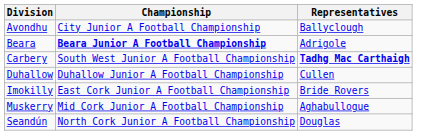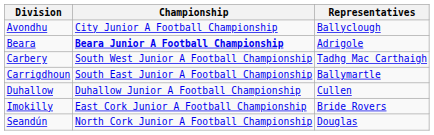(355, 59) bold -> (372, 59) normal
+ row: (39, 75)
- row: (30, 106)
